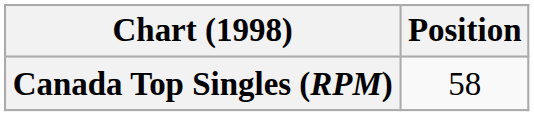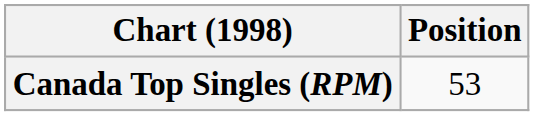(465, 82) 58 -> (465, 82) 53
